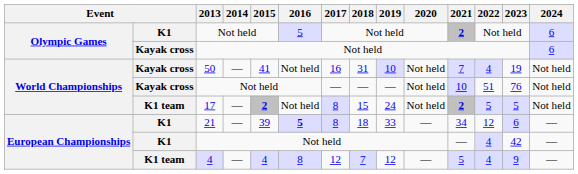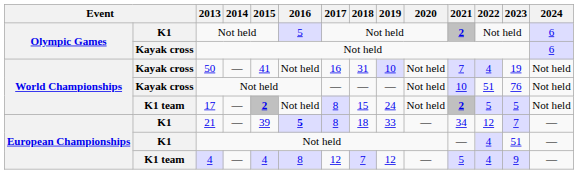(516, 123) 6 -> (516, 123) 7
(516, 142) 42 -> (516, 142) 51
